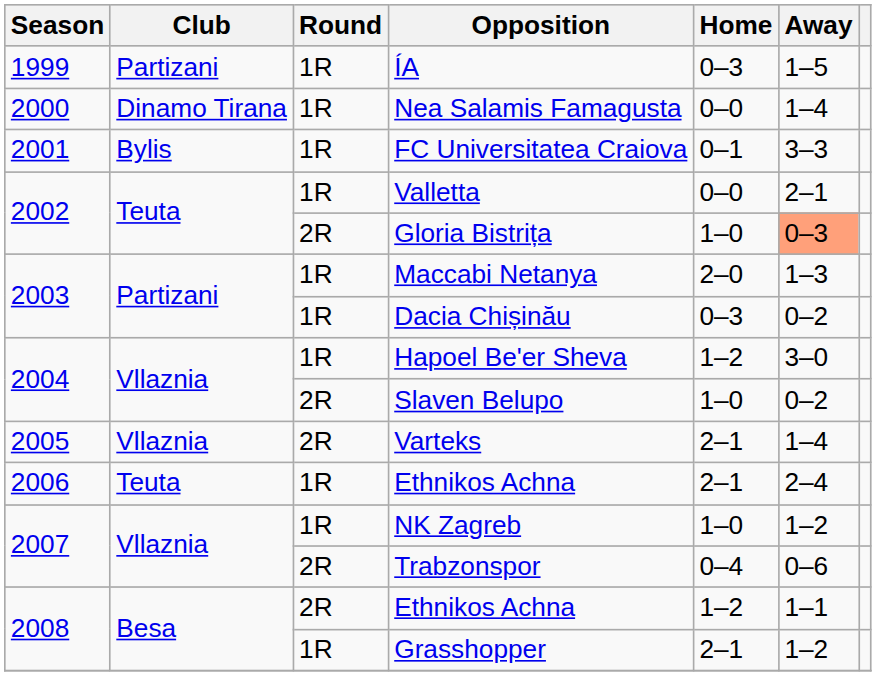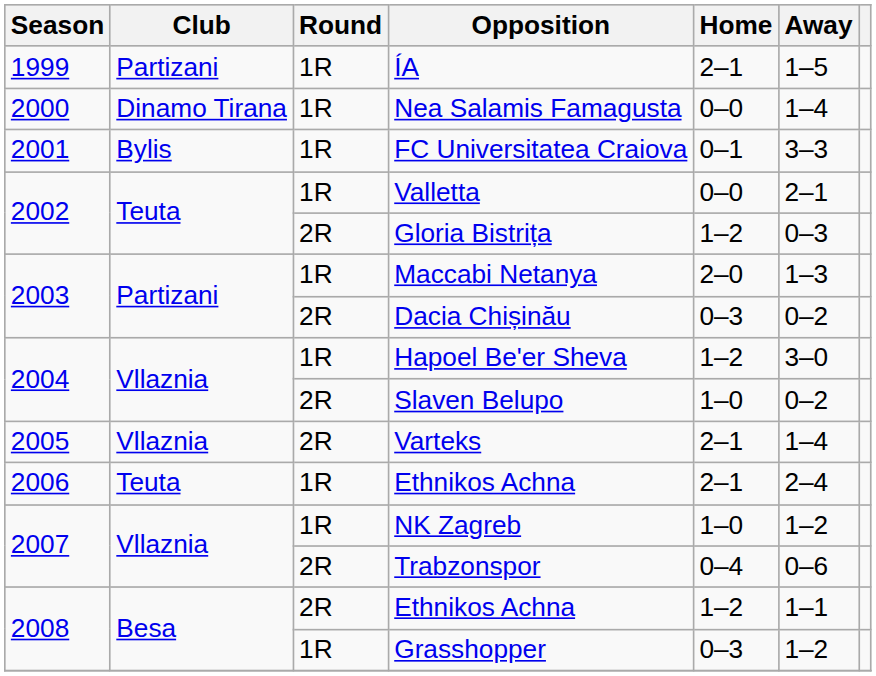(721, 66) 0–3 -> (721, 66) 2–1
(721, 233) 1–0 -> (721, 233) 1–2
(806, 233) lightsalmon background -> (806, 233) no background
(316, 316) 1R -> (316, 316) 2R
(721, 649) 2–1 -> (721, 649) 0–3
